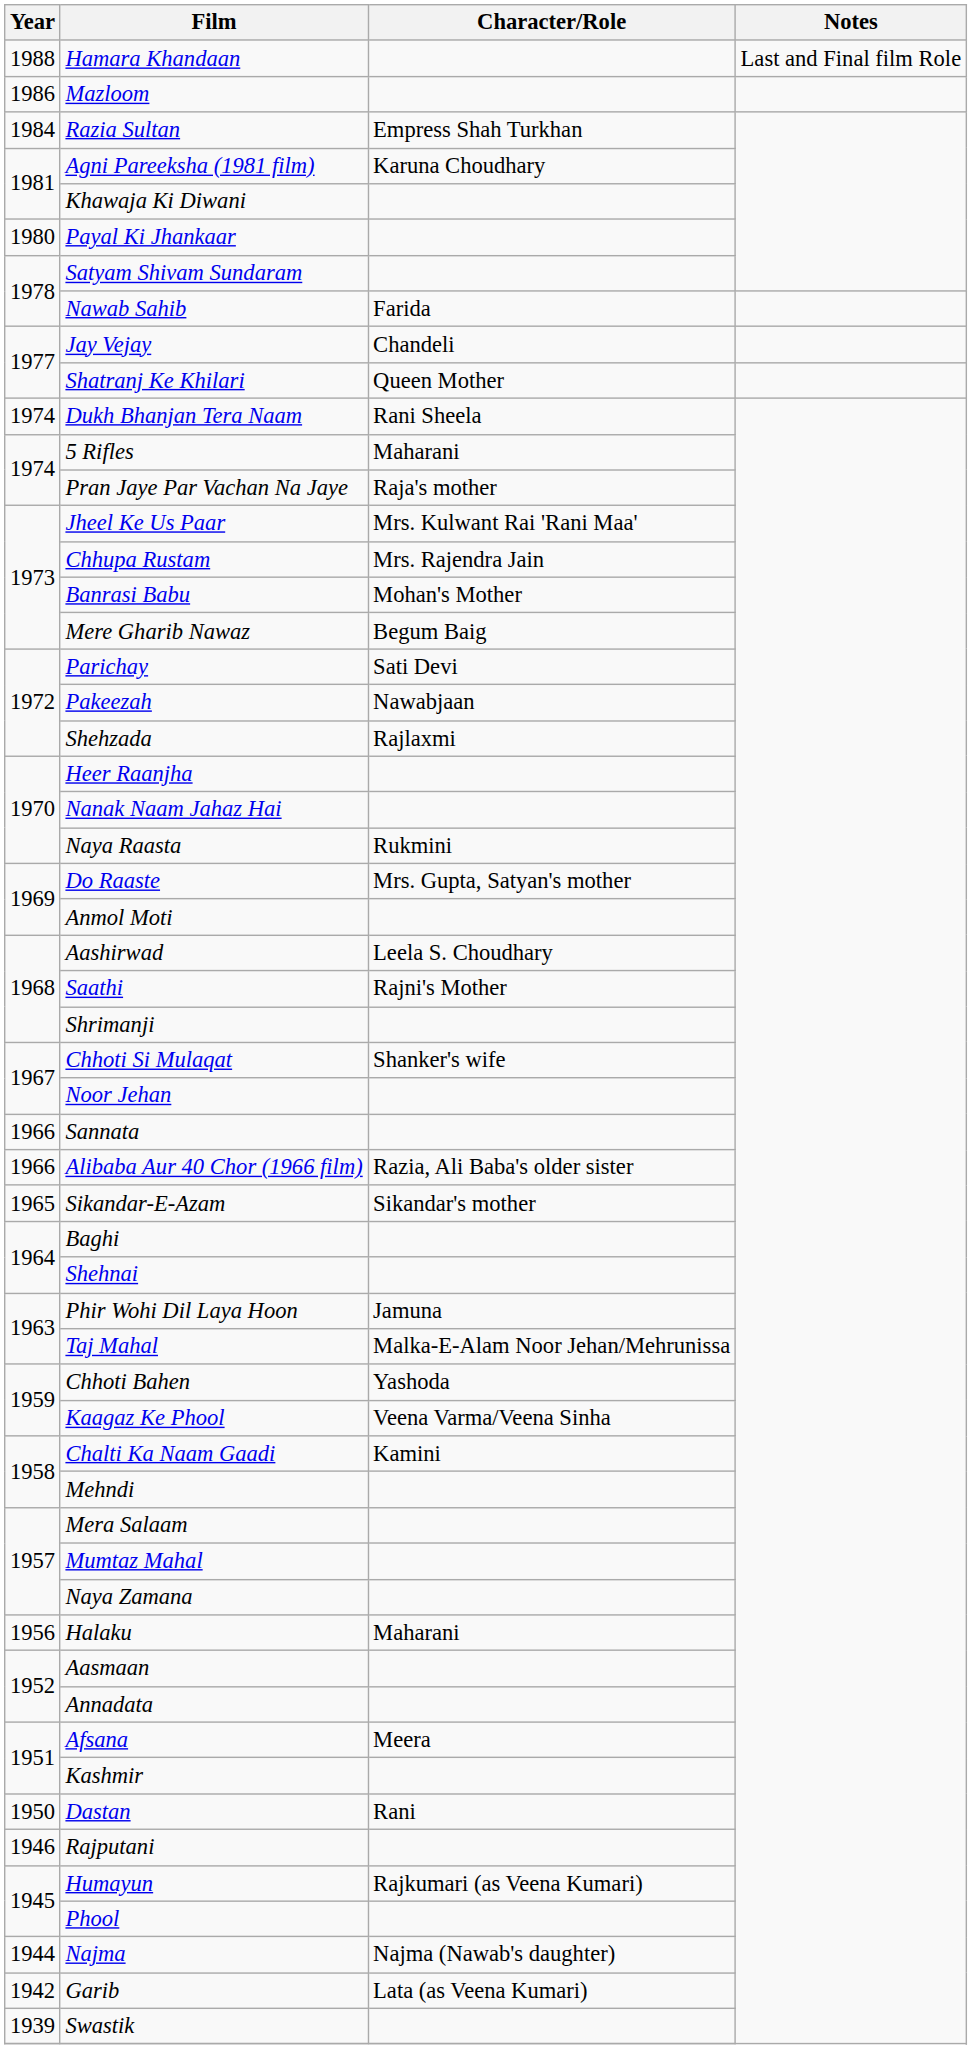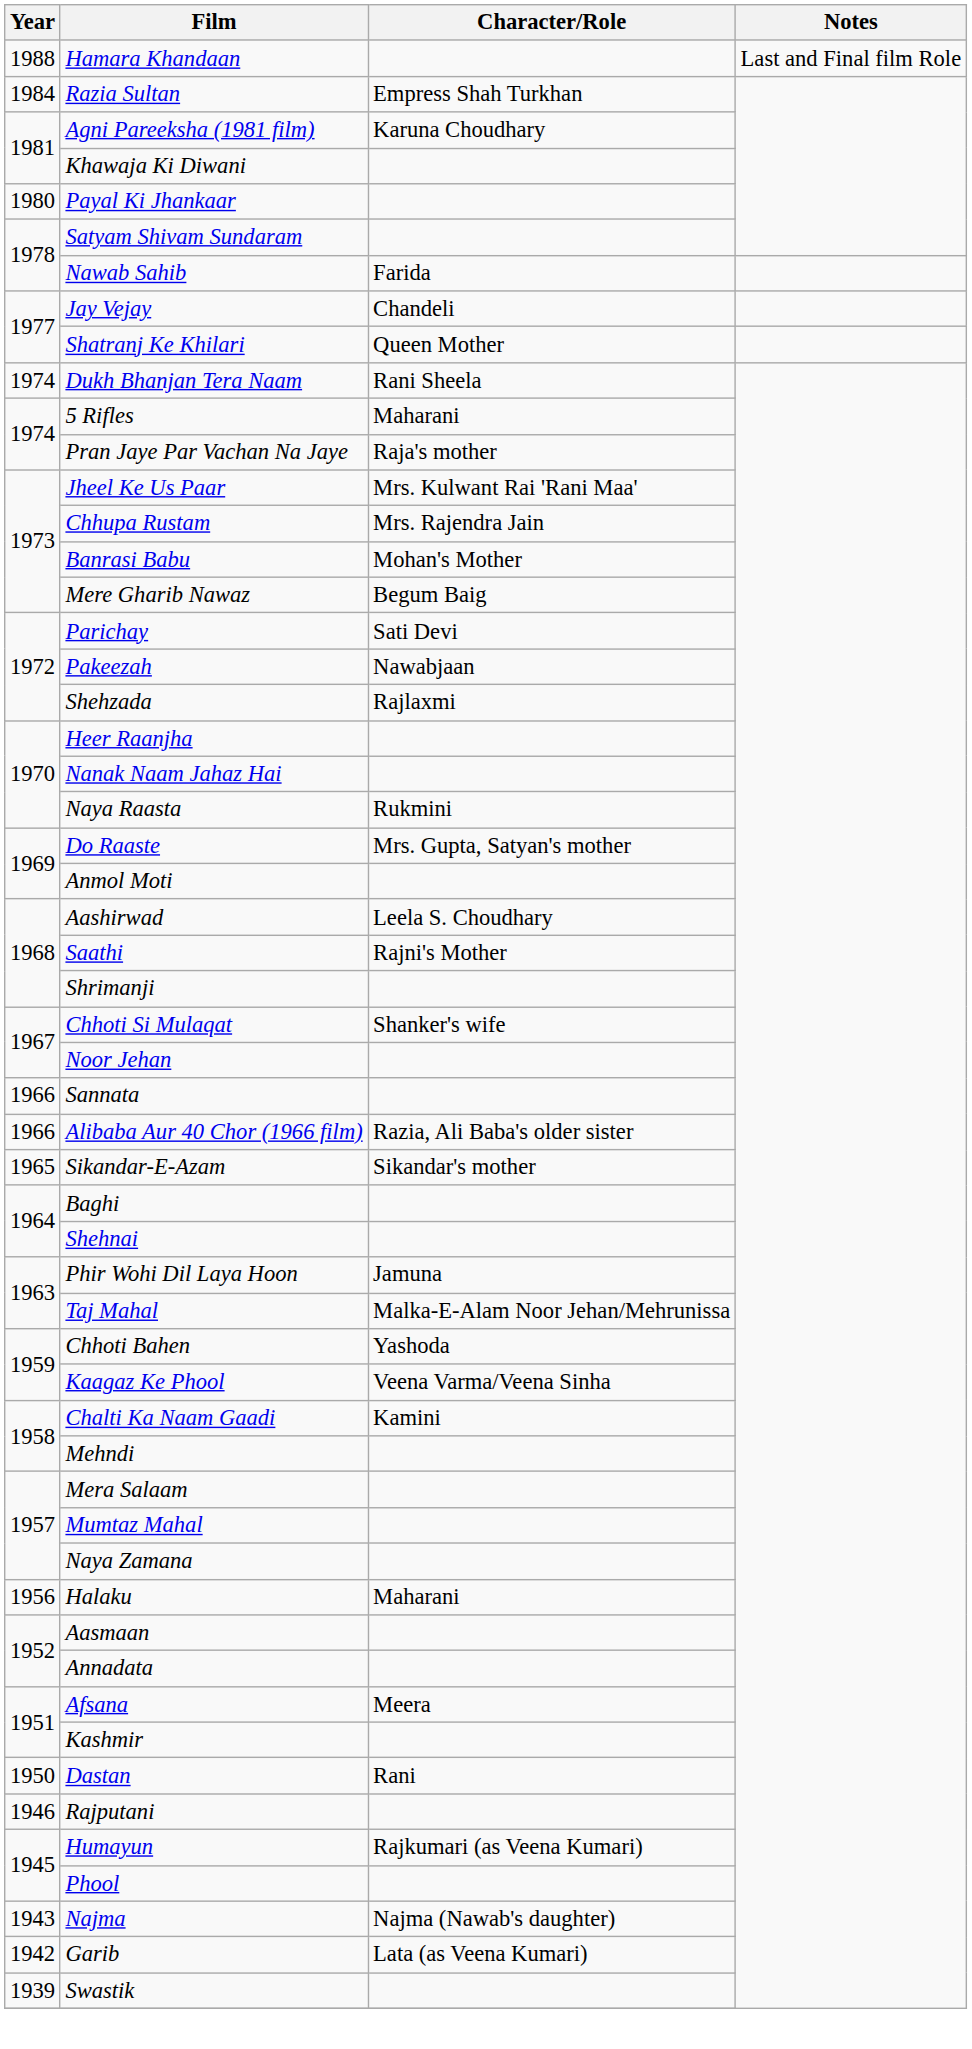- row: (107, 93)
(32, 1954) 1944 -> (32, 1918) 1943
